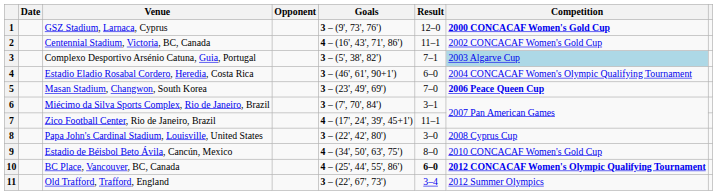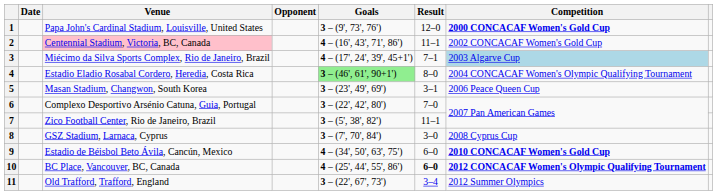(106, 27) GSZ Stadium, Larnaca, Cyprus -> (154, 27) Papa John's Cardinal Stadium, Louisville, United States
(128, 43) no background -> (128, 43) pink background
(150, 58) Complexo Desportivo Arsénio Catuna, Guia, Portugal -> (157, 58) Miécimo da Silva Sports Complex, Rio de Janeiro, Brazil
(351, 58) 3 – (5', 38', 82') -> (367, 58) 4 – (17', 24', 39', 45+1')
(359, 74) no background -> (359, 74) lightgreen background
(431, 74) 6–0 -> (431, 74) 8–0
(431, 89) 7–0 -> (431, 89) 3–1
(496, 89) bold -> (494, 89) normal
(157, 105) Miécimo da Silva Sports Complex, Rio de Janeiro, Brazil -> (150, 105) Complexo Desportivo Arsénio Catuna, Guia, Portugal
(351, 105) 3 – (7', 70', 84') -> (353, 105) 3 – (22', 42', 80')
(431, 105) 3–1 -> (431, 105) 7–0
(367, 120) 4 – (17', 24', 39', 45+1') -> (351, 120) 3 – (5', 38', 82')
(154, 136) Papa John's Cardinal Stadium, Louisville, United States -> (106, 136) GSZ Stadium, Larnaca, Cyprus
(353, 136) 3 – (22', 42', 80') -> (351, 136) 3 – (7', 70', 84')
(431, 151) 8–0 -> (431, 151) 6–0
(525, 151) normal -> (529, 151) bold
